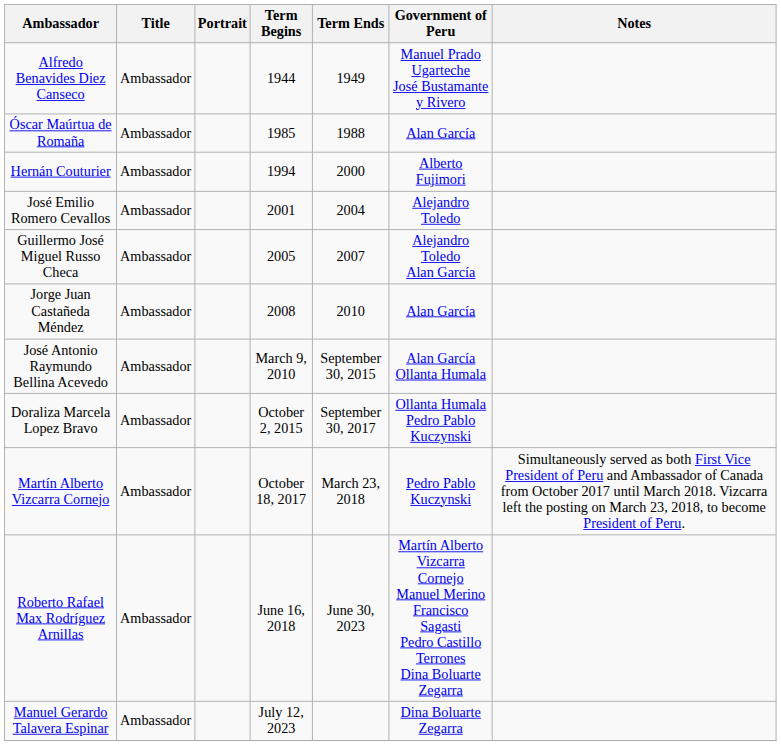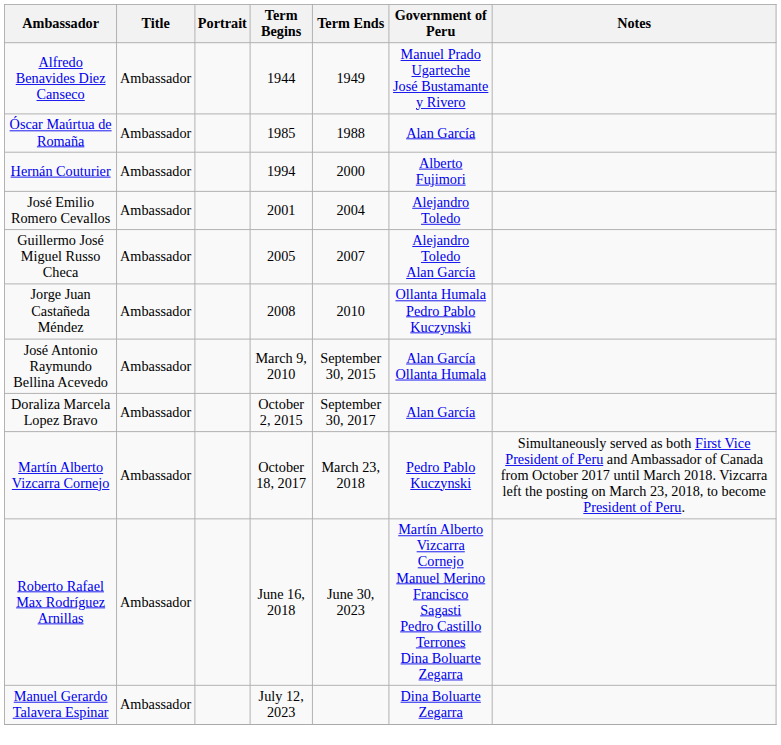(441, 311) Alan García -> (441, 311) Ollanta Humala Pedro Pablo Kuczynski
(441, 420) Ollanta Humala Pedro Pablo Kuczynski -> (441, 412) Alan García
